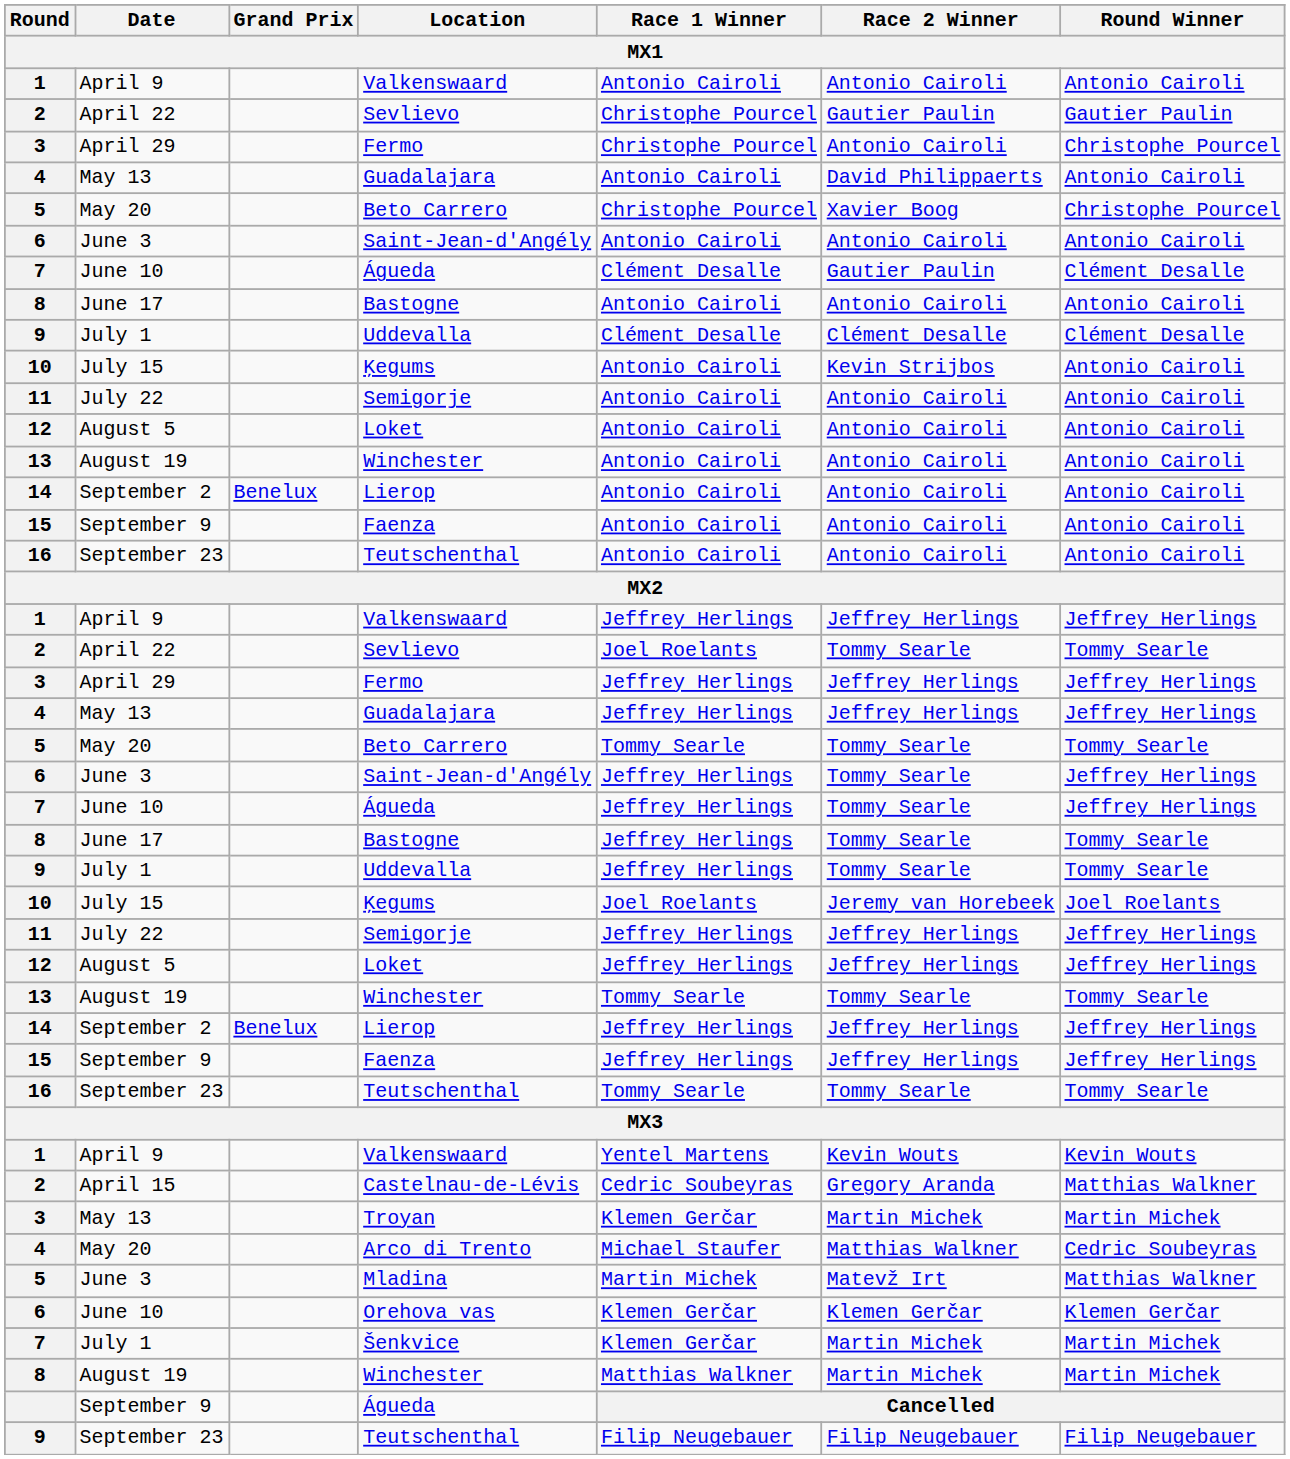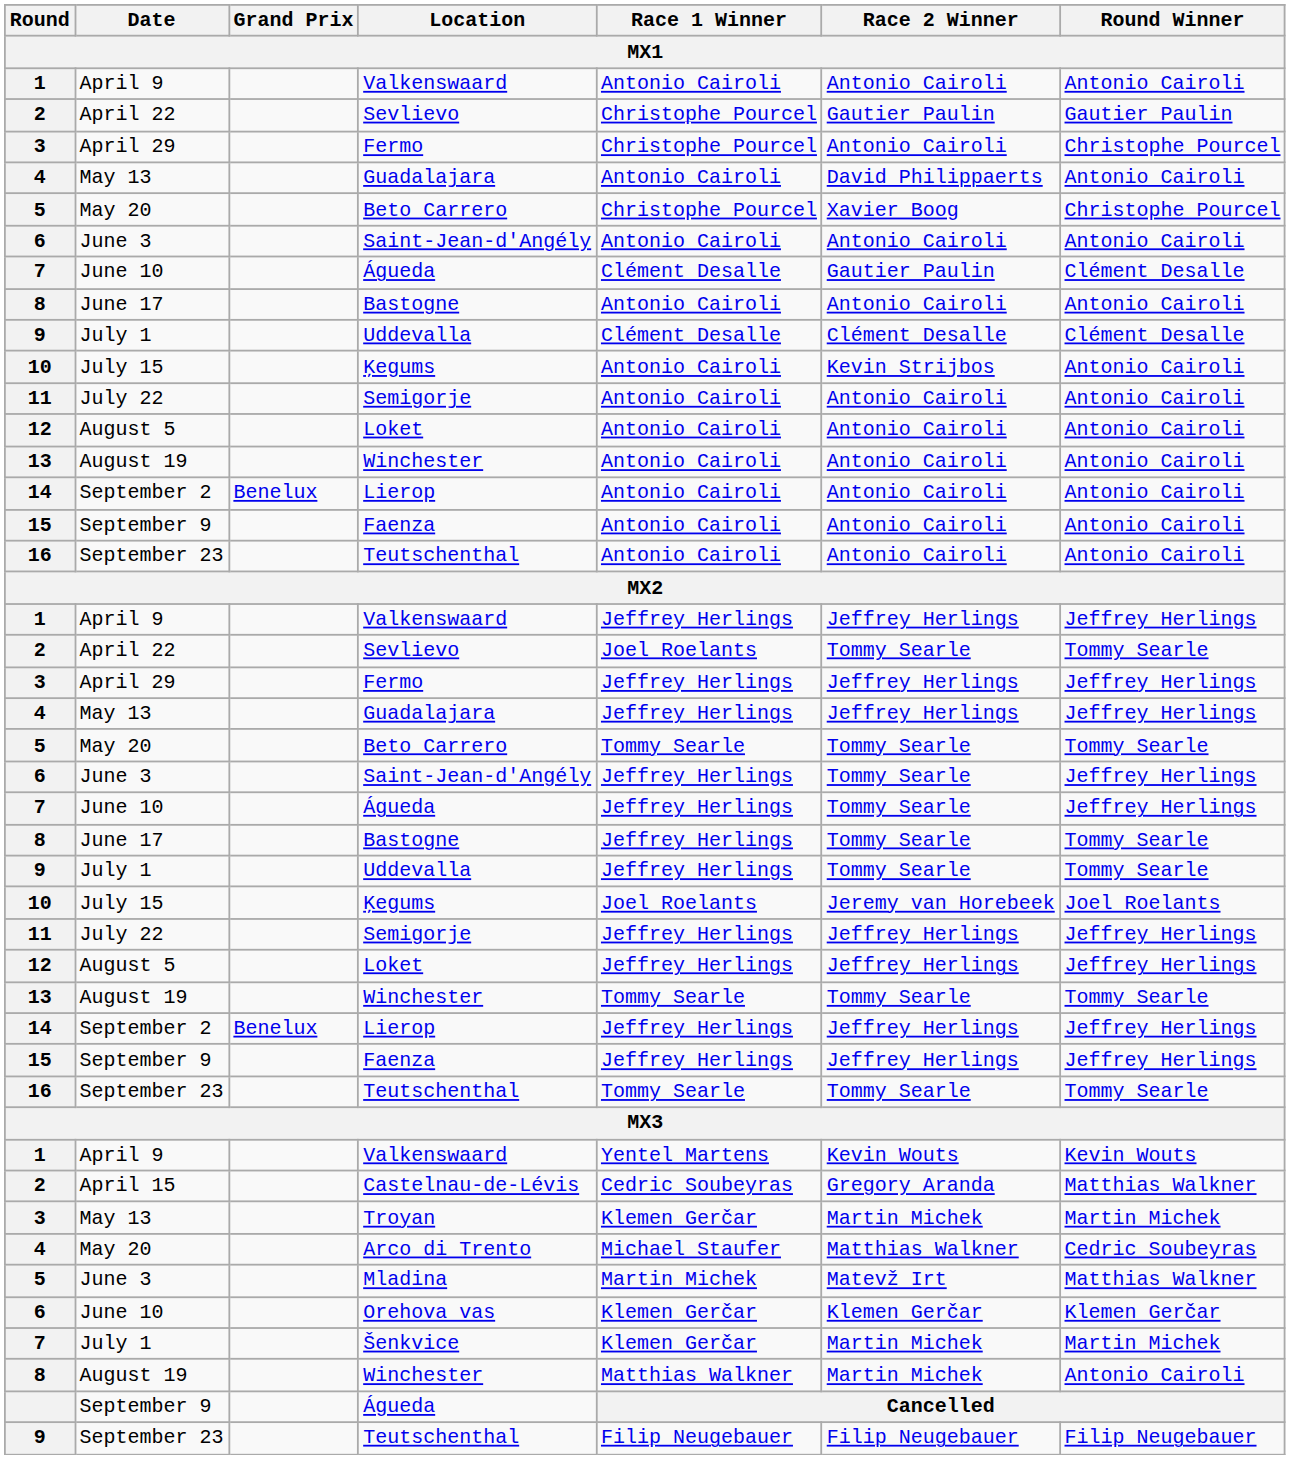(1143, 1375) Martin Michek -> (1155, 1375) Antonio Cairoli
